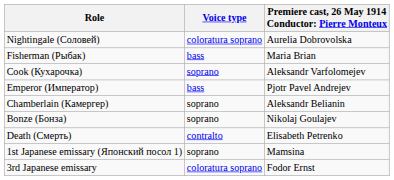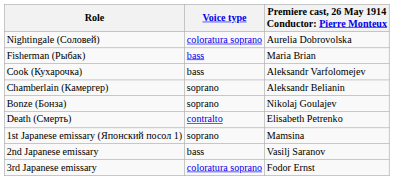(203, 71) soprano -> (196, 71) bass
- row: (52, 87)
+ row: (53, 151)
